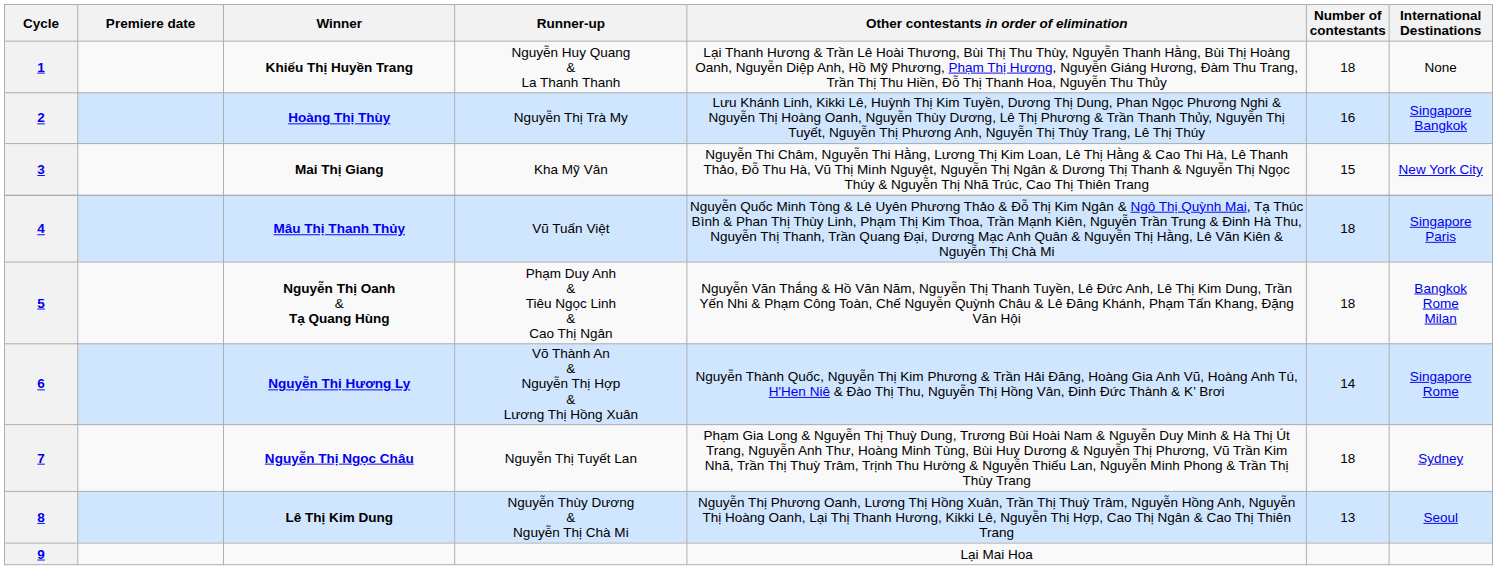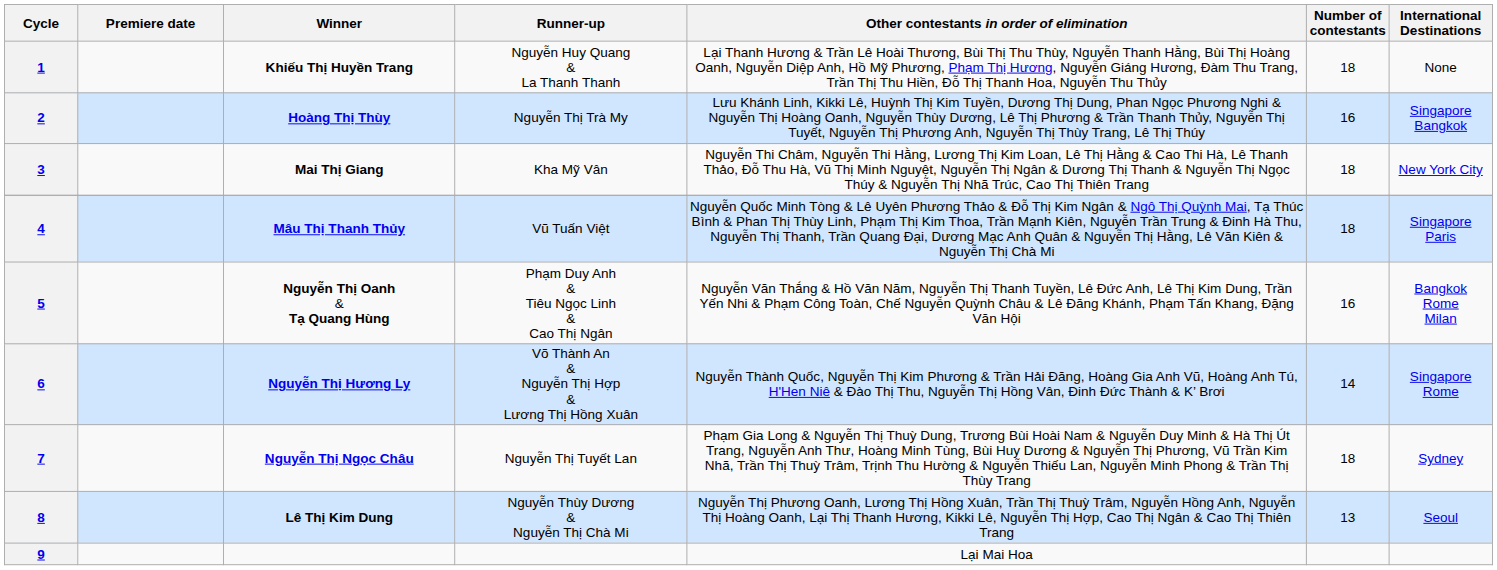(1348, 170) 15 -> (1348, 170) 18
(1348, 303) 18 -> (1348, 303) 16
